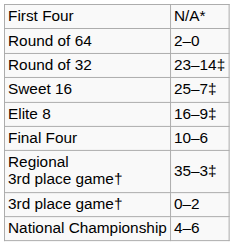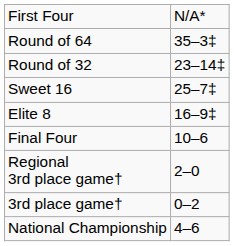(187, 41) 2–0 -> (195, 41) 35–3‡
(195, 171) 35–3‡ -> (187, 171) 2–0
